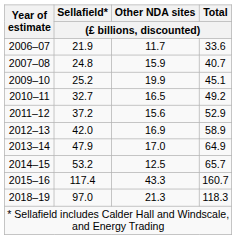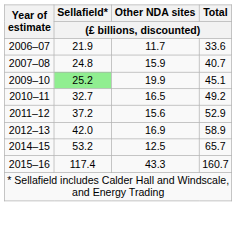(83, 80) no background -> (83, 80) lightgreen background
- row: (29, 147)
- row: (29, 197)
